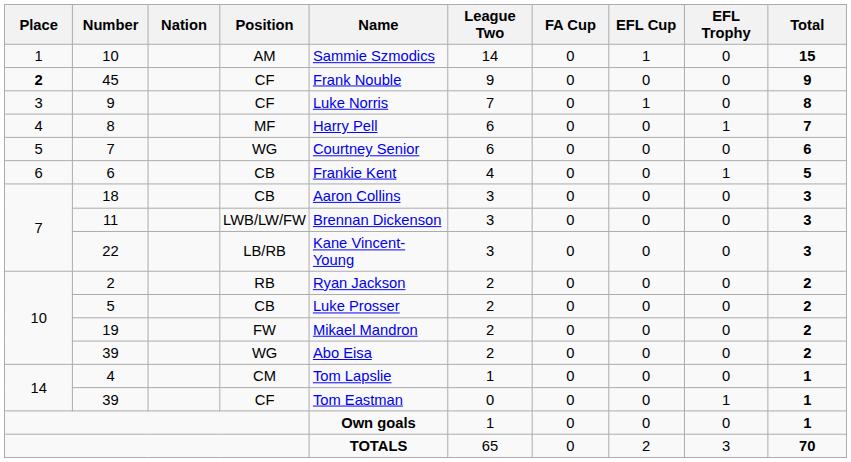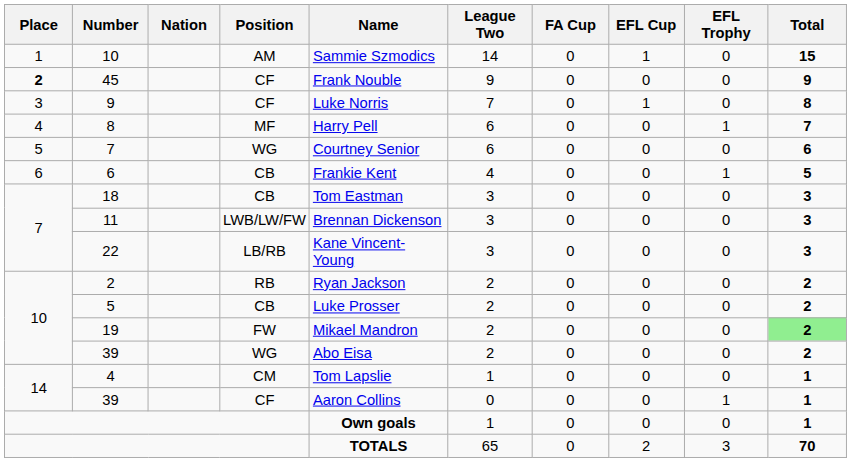(357, 196) Aaron Collins -> (358, 196) Tom Eastman
(807, 329) no background -> (807, 329) lightgreen background
(358, 399) Tom Eastman -> (357, 399) Aaron Collins
